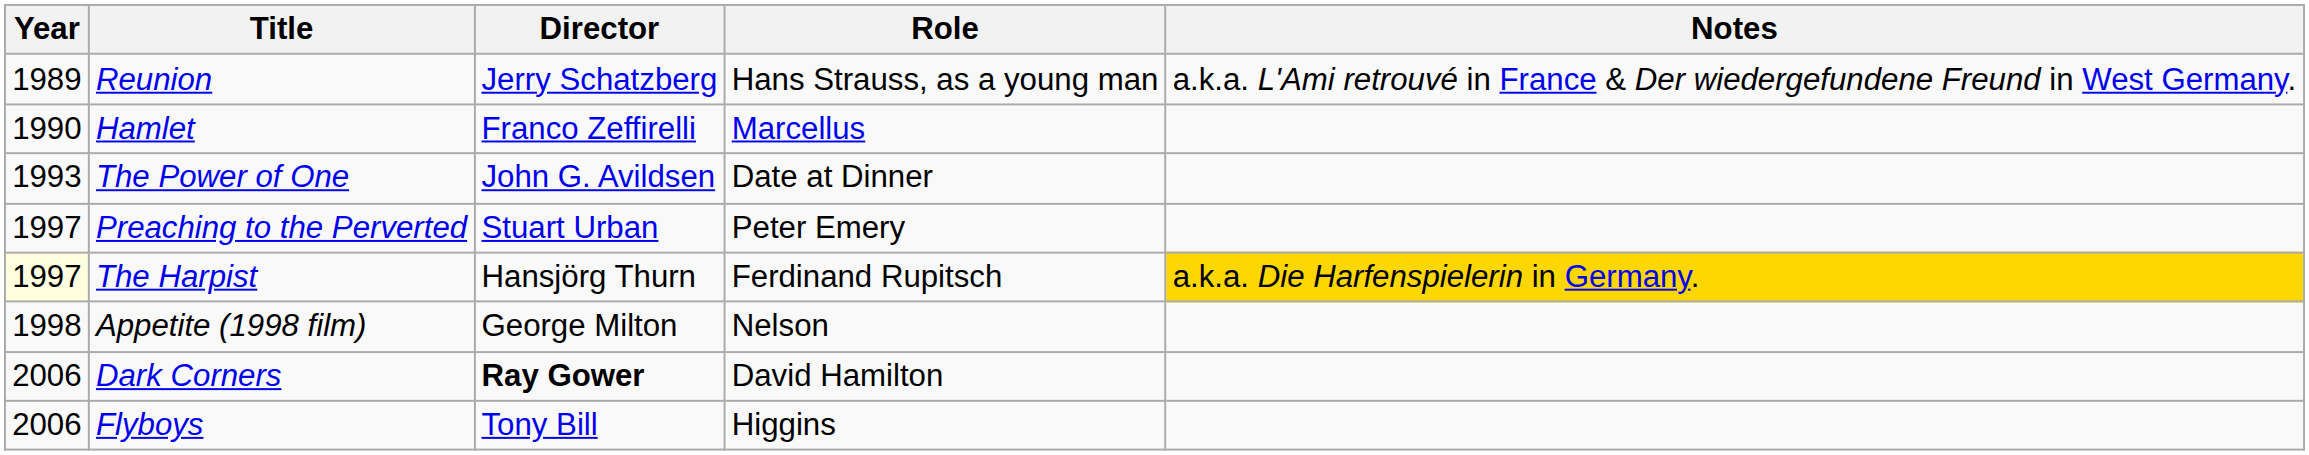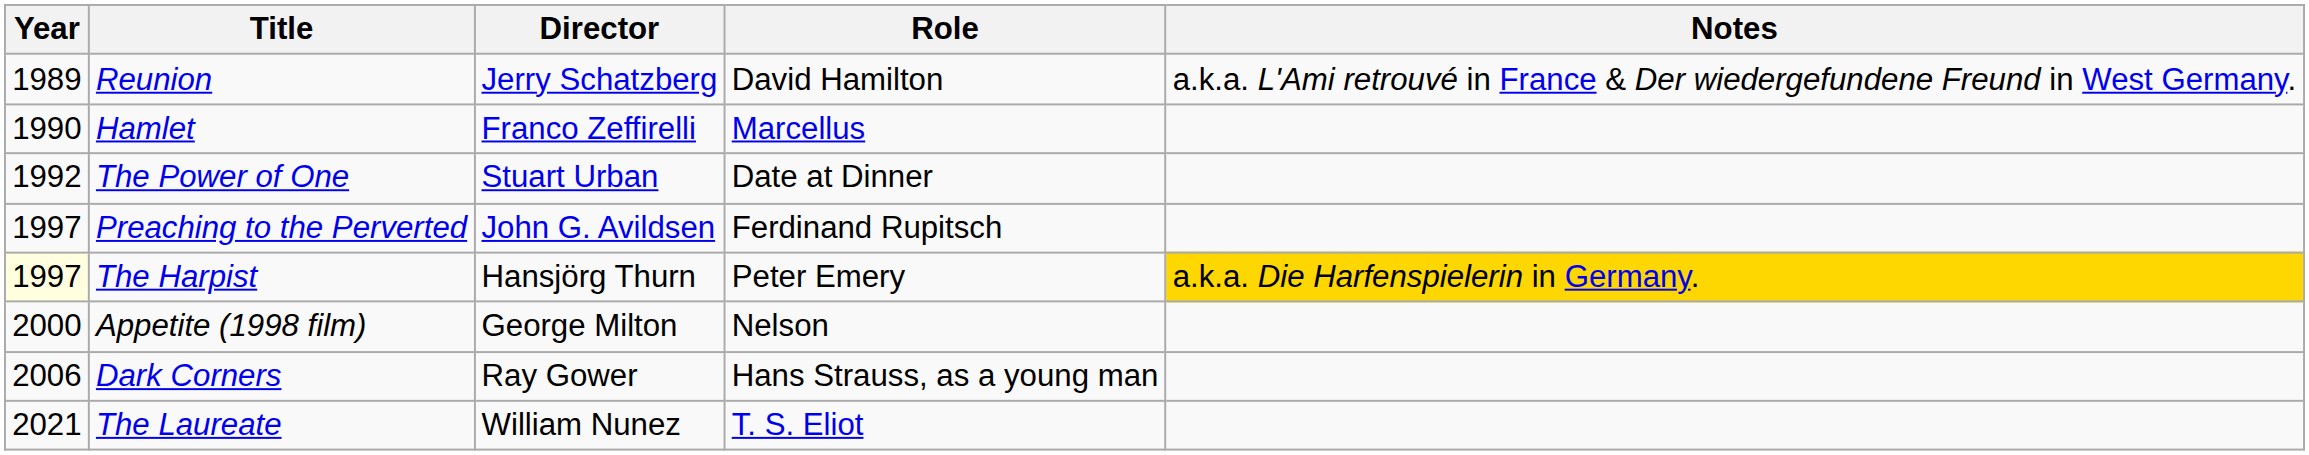(945, 78) Hans Strauss, as a young man -> (837, 78) David Hamilton
(47, 177) 1993 -> (47, 177) 1992
(598, 177) John G. Avildsen -> (570, 177) Stuart Urban
(570, 227) Stuart Urban -> (598, 227) John G. Avildsen
(818, 227) Peter Emery -> (867, 227) Ferdinand Rupitsch
(867, 276) Ferdinand Rupitsch -> (818, 276) Peter Emery
(47, 326) 1998 -> (47, 326) 2000
(563, 375) bold -> (560, 375) normal
(837, 375) David Hamilton -> (945, 375) Hans Strauss, as a young man
- row: (150, 425)
+ row: (189, 425)
